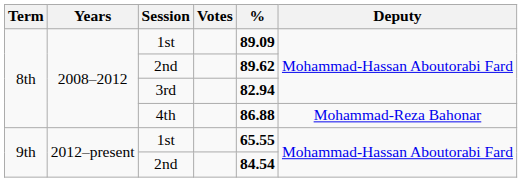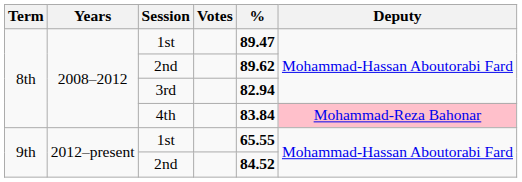(257, 41) 89.09 -> (257, 41) 89.47
(257, 115) 86.88 -> (257, 115) 83.84
(397, 115) no background -> (397, 115) pink background
(257, 164) 84.54 -> (257, 164) 84.52
